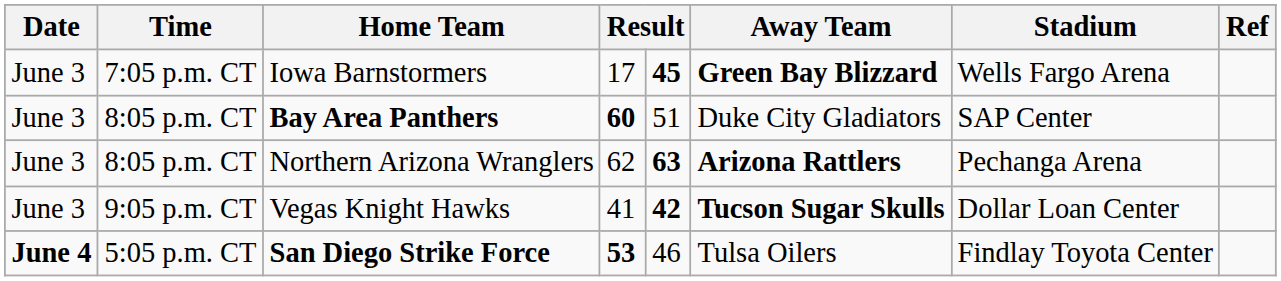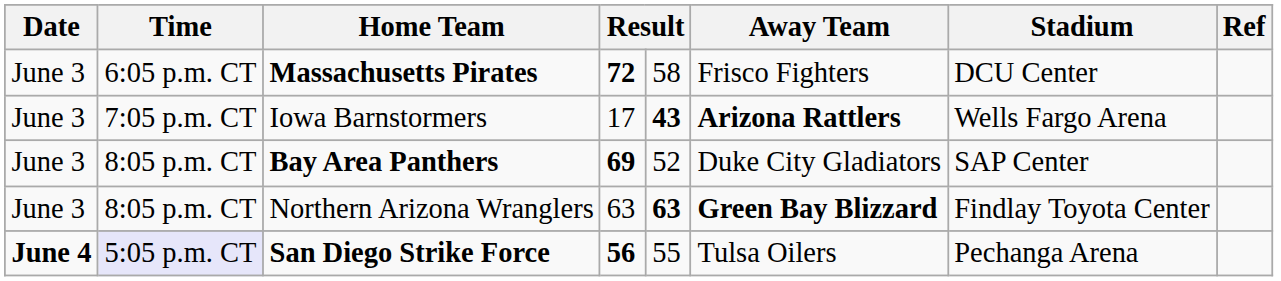+ row: (404, 72)
(666, 72) 45 -> (666, 117) 43
(817, 72) Green Bay Blizzard -> (799, 117) Arizona Rattlers
(621, 117) 60 -> (621, 162) 69
(666, 117) 51 -> (666, 162) 52
(621, 162) 62 -> (621, 207) 63
(799, 162) Arizona Rattlers -> (817, 207) Green Bay Blizzard
(1050, 162) Pechanga Arena -> (1082, 207) Findlay Toyota Center
- row: (390, 207)
(180, 252) no background -> (180, 252) lavender background
(621, 252) 53 -> (621, 252) 56
(666, 252) 46 -> (666, 252) 55
(1085, 252) Findlay Toyota Center -> (1046, 252) Pechanga Arena
